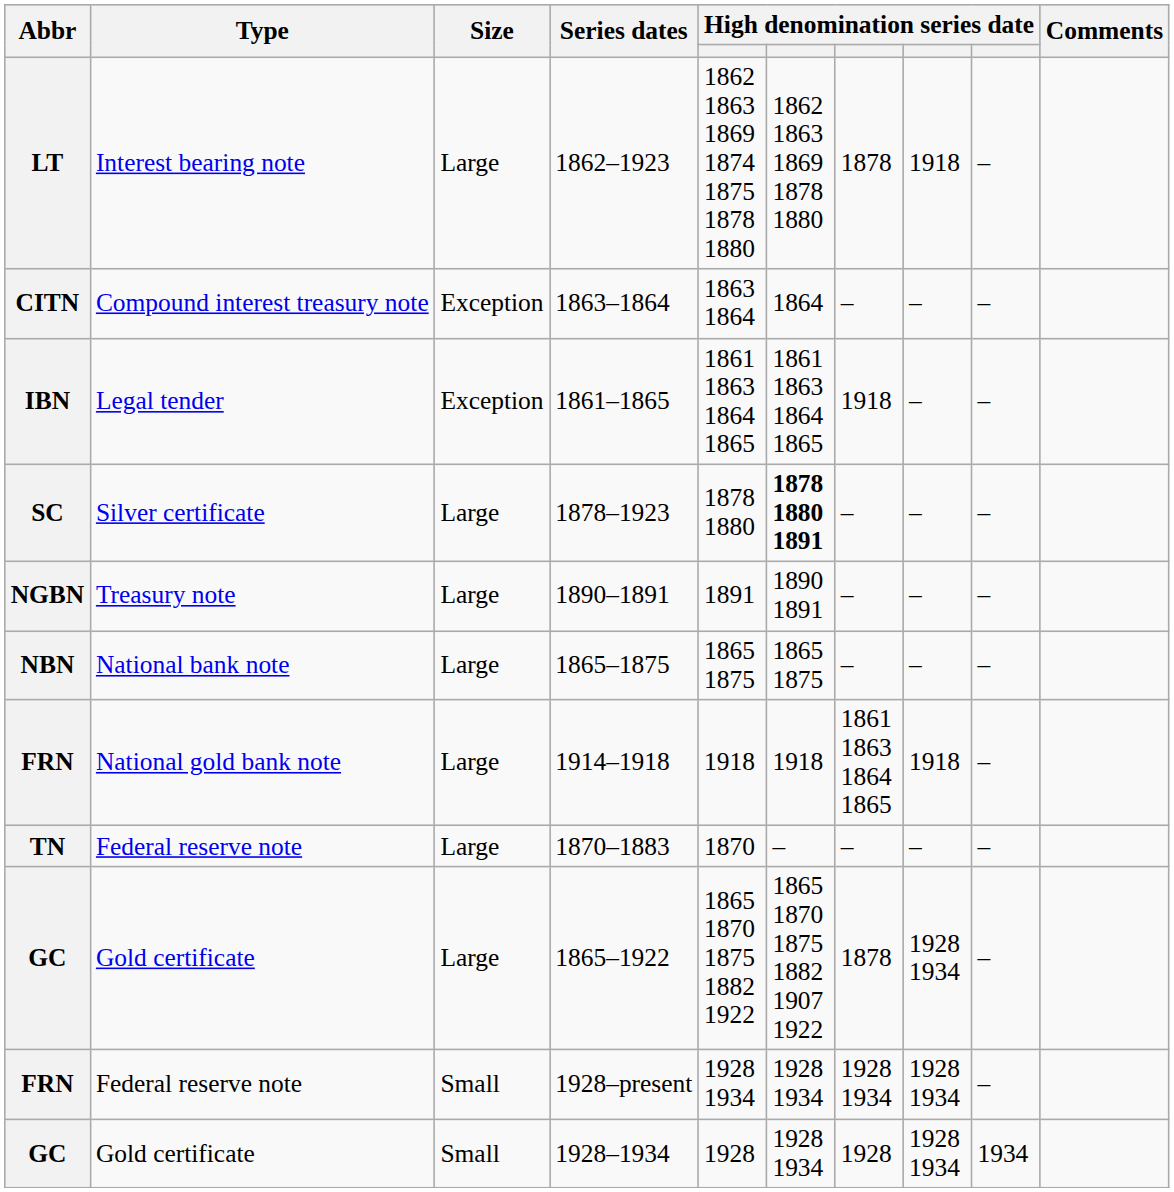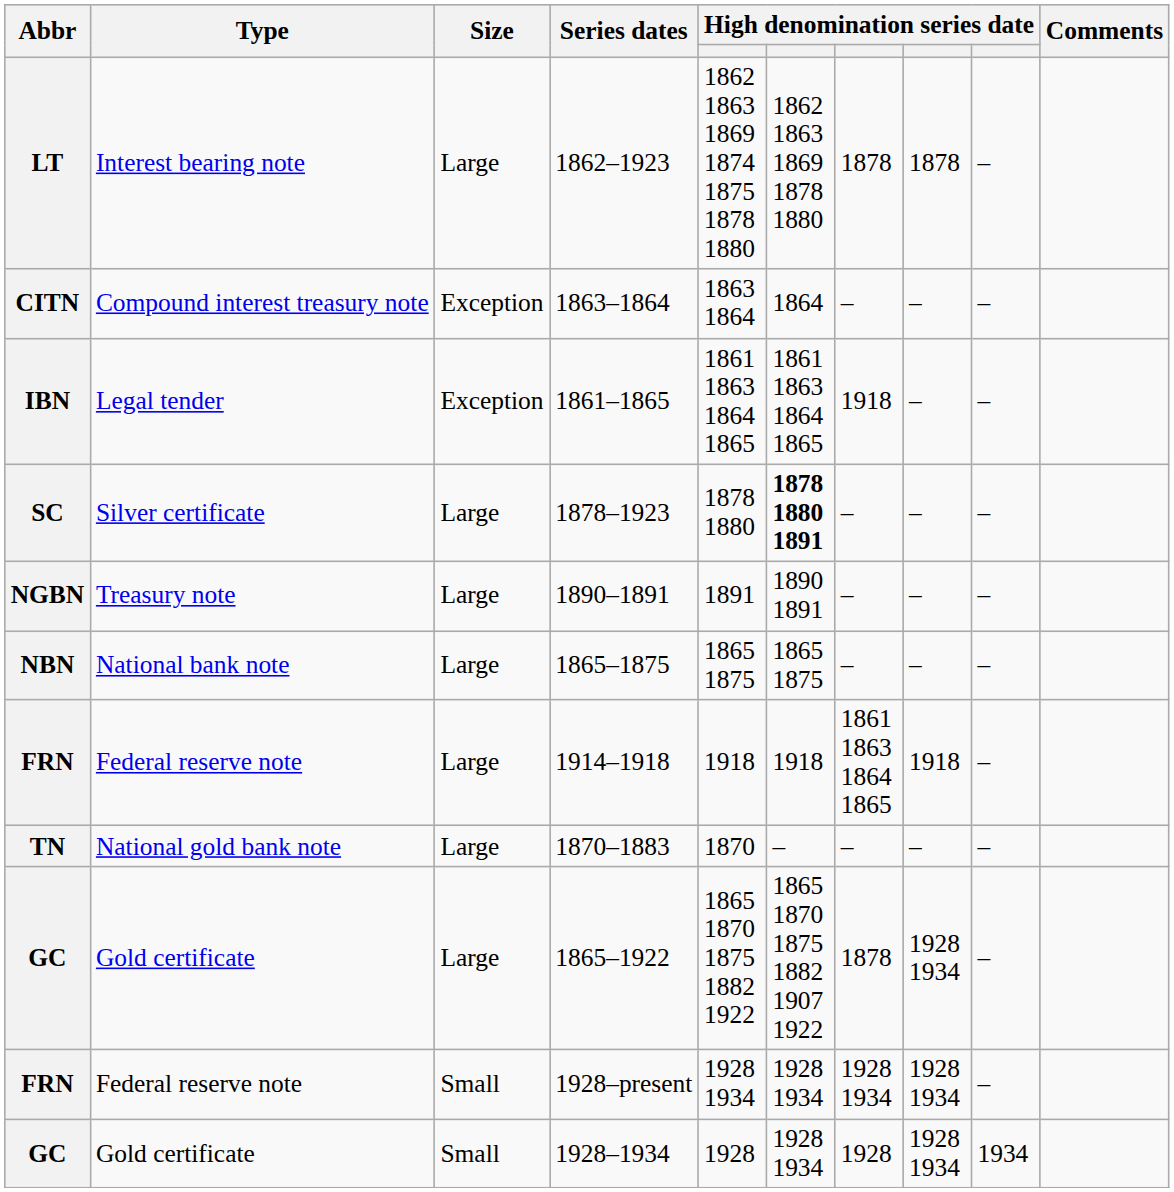(935, 162) 1918 -> (935, 162) 1878
(218, 762) National gold bank note -> (199, 762) Federal reserve note
(199, 845) Federal reserve note -> (218, 845) National gold bank note
